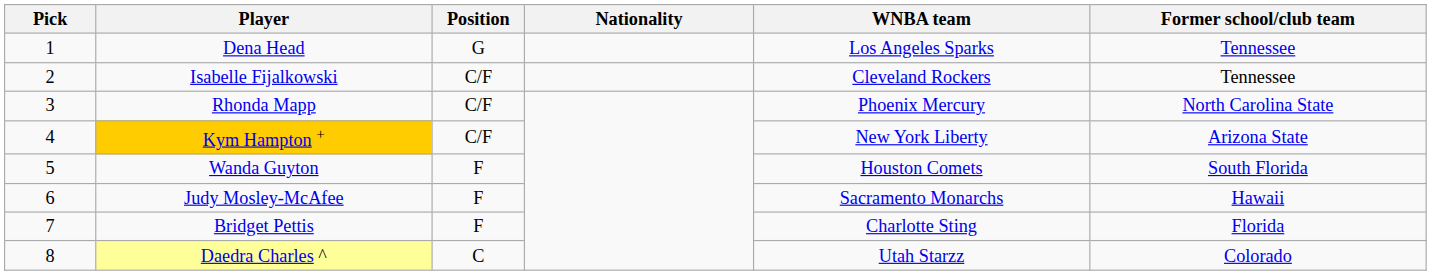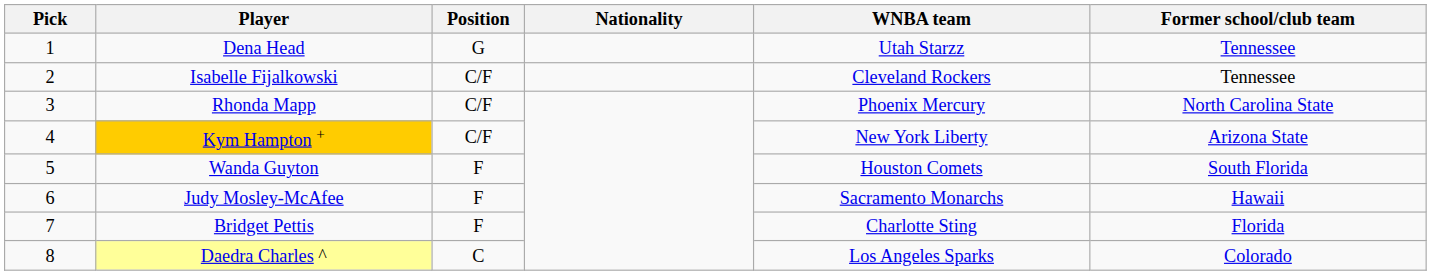(922, 47) Los Angeles Sparks -> (922, 47) Utah Starzz
(922, 255) Utah Starzz -> (922, 255) Los Angeles Sparks
